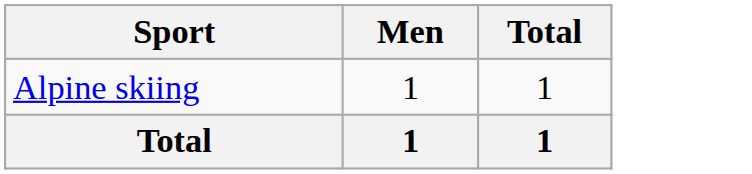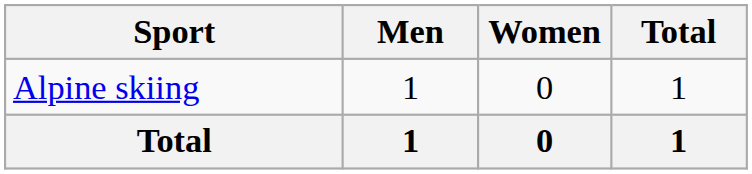+ column: (545, 31)
